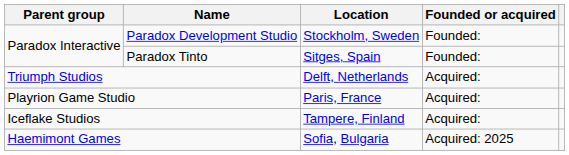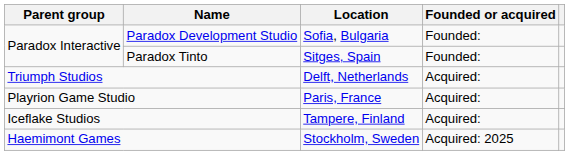(361, 35) Stockholm, Sweden -> (346, 35) Sofia, Bulgaria
(346, 139) Sofia, Bulgaria -> (361, 139) Stockholm, Sweden
